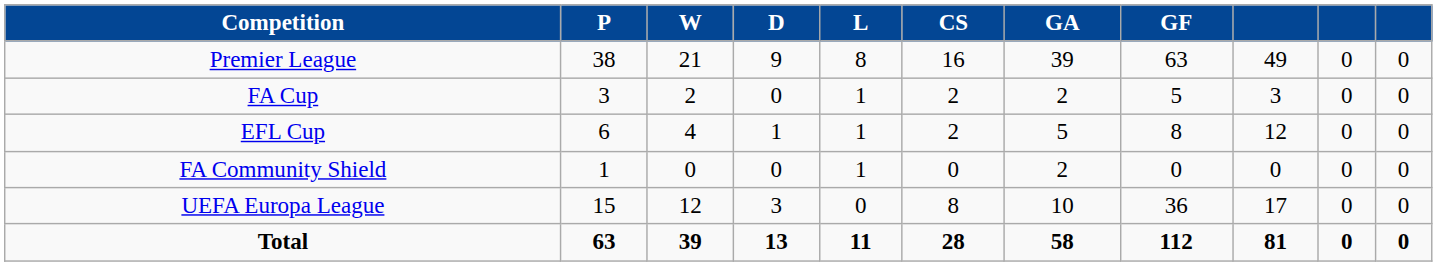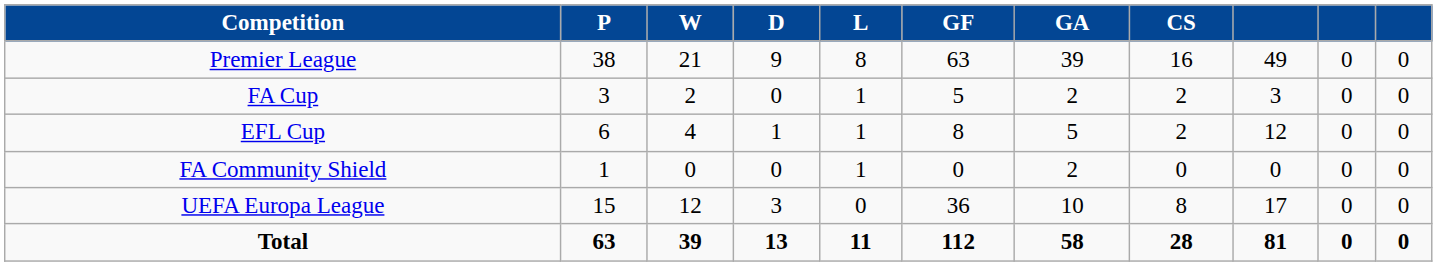columns swapped: (1176, 22) <-> (953, 22)
